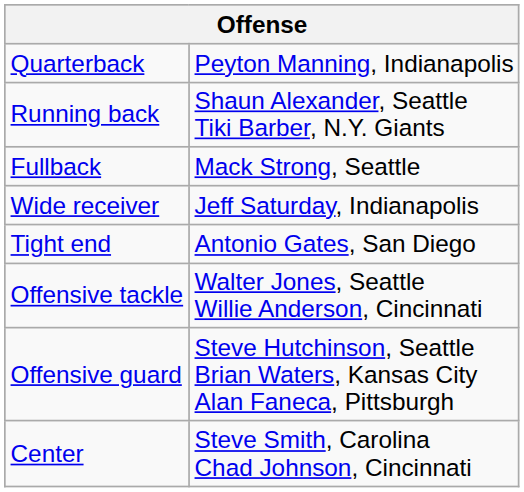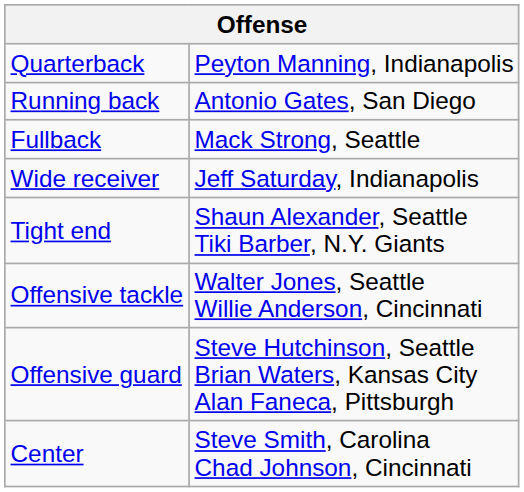(331, 115) Shaun Alexander, Seattle Tiki Barber, N.Y. Giants -> (335, 101) Antonio Gates, San Diego
(335, 244) Antonio Gates, San Diego -> (331, 230) Shaun Alexander, Seattle Tiki Barber, N.Y. Giants
